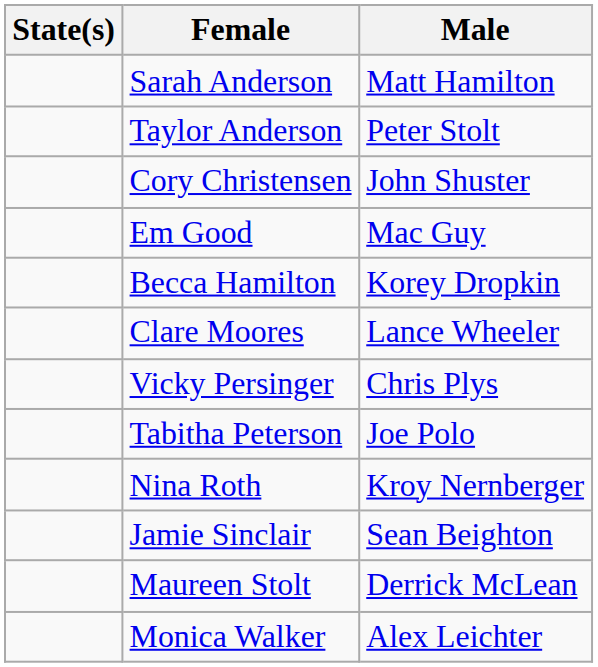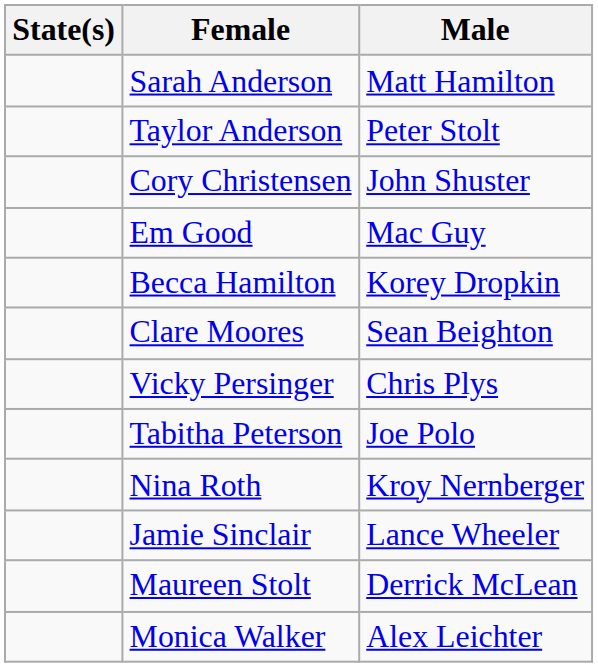(463, 332) Lance Wheeler -> (460, 332) Sean Beighton
(460, 534) Sean Beighton -> (463, 534) Lance Wheeler
